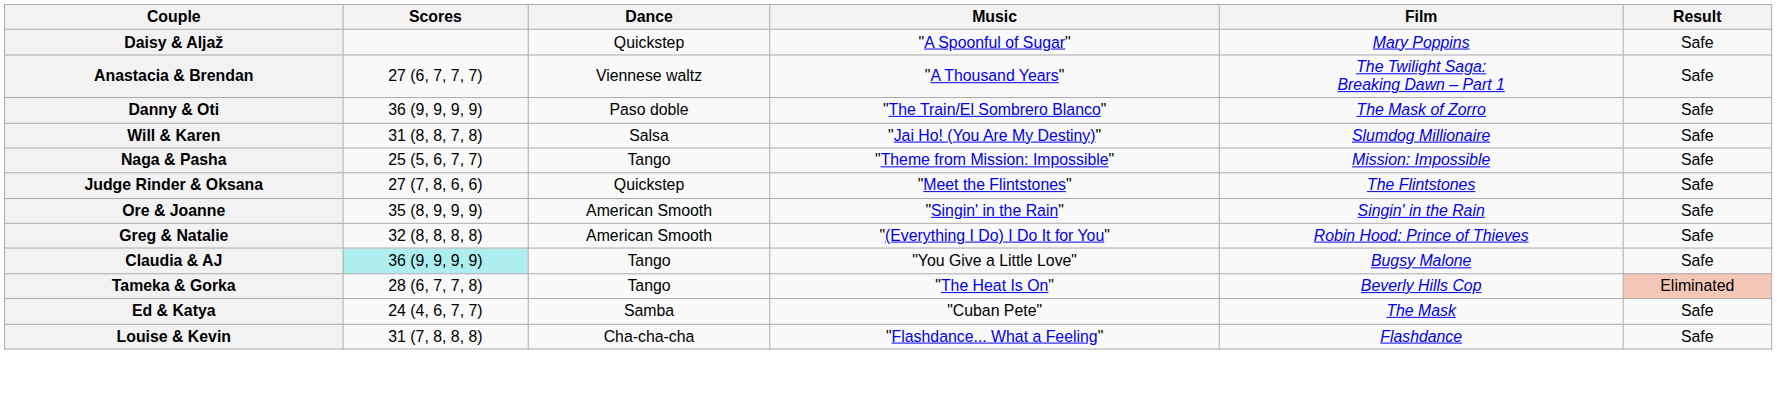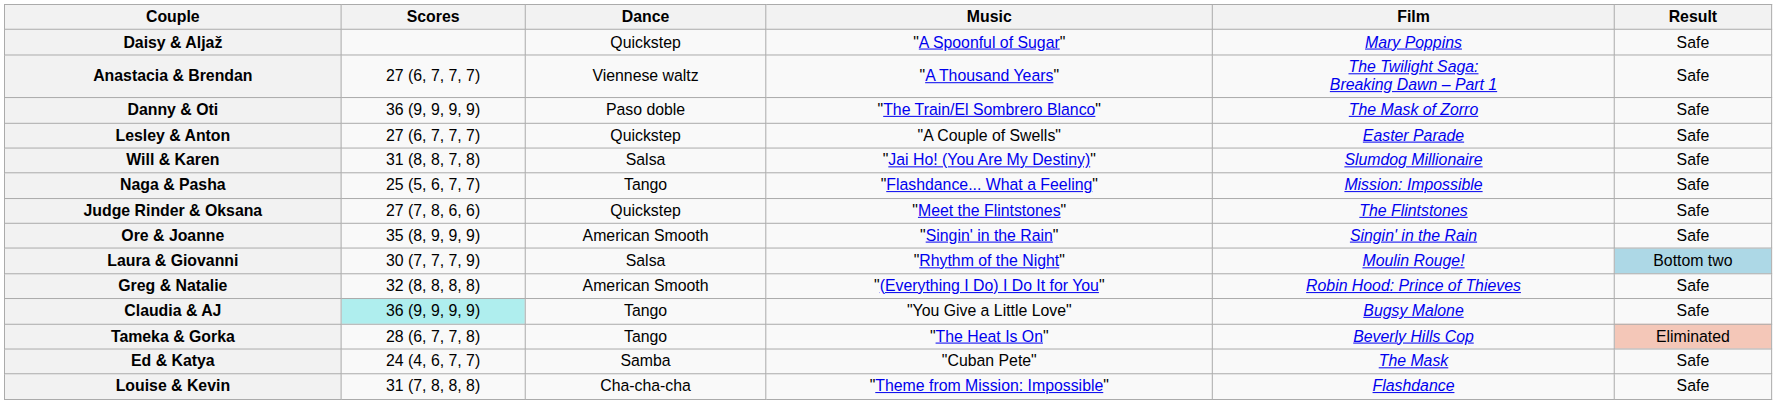+ row: (173, 135)
(995, 160) "Theme from Mission: Impossible" -> (989, 185) "Flashdance... What a Feeling"
+ row: (173, 260)
(995, 336) "Flashdance... What a Feeling" -> (989, 386) "Theme from Mission: Impossible"
